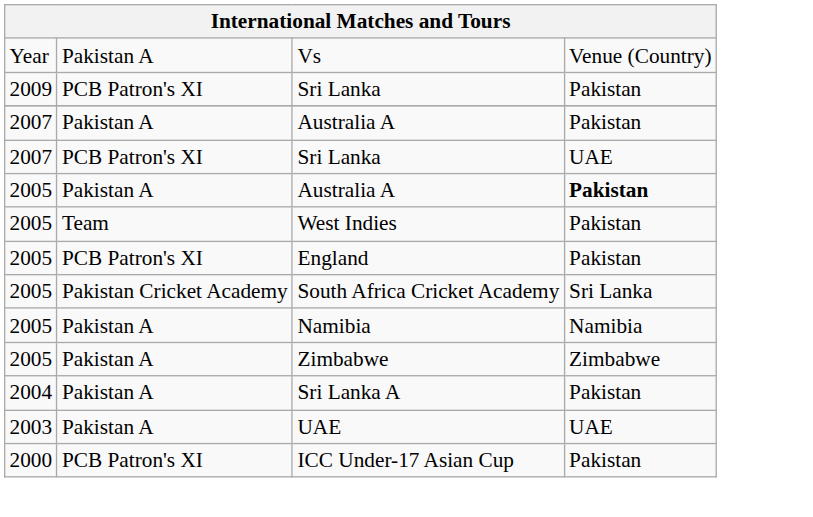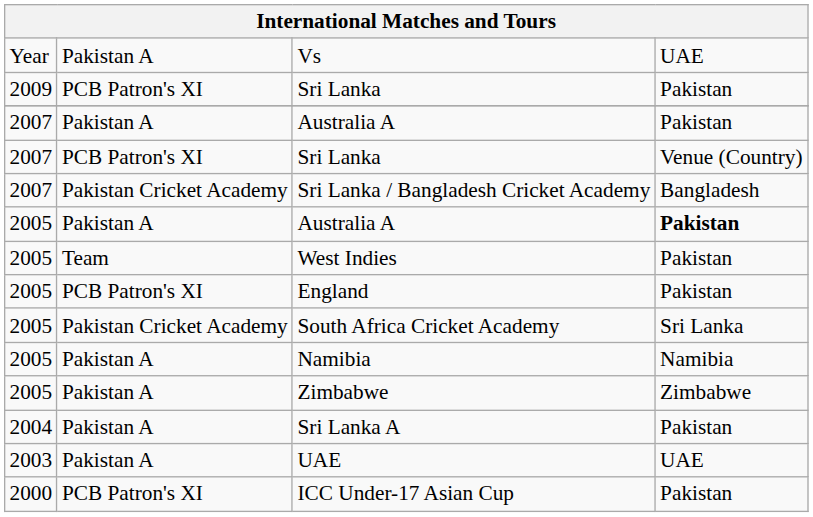(640, 55) Venue (Country) -> (682, 55) UAE
(591, 156) UAE -> (731, 156) Venue (Country)
+ row: (31, 190)
